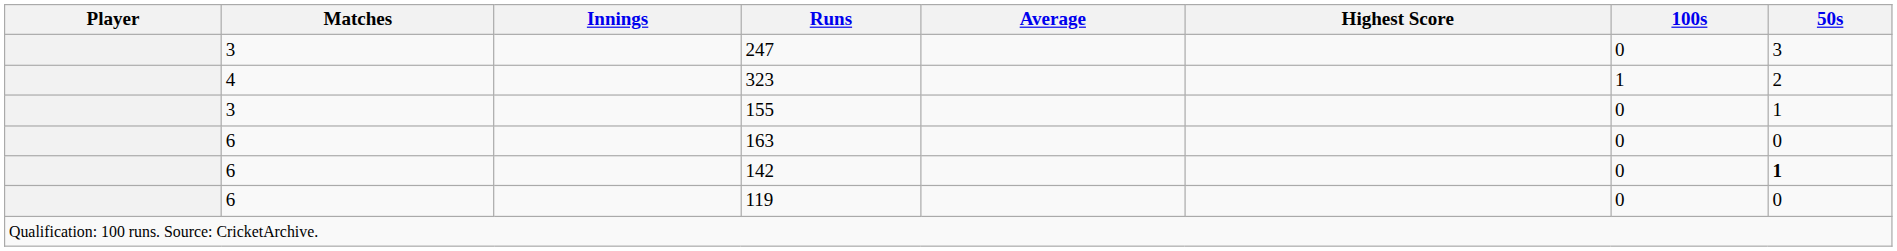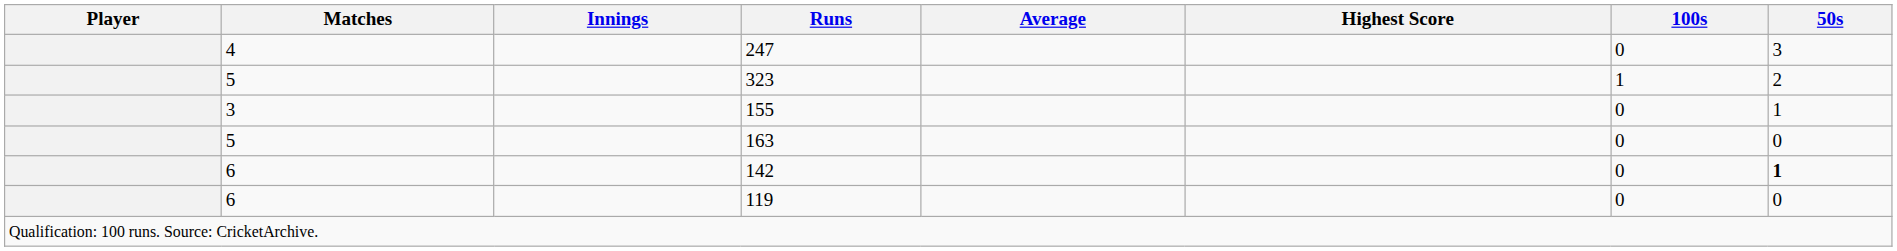(231, 49) 3 -> (231, 49) 4
(231, 79) 4 -> (231, 79) 5
(231, 140) 6 -> (231, 140) 5
